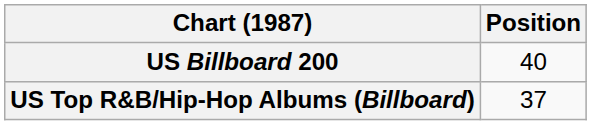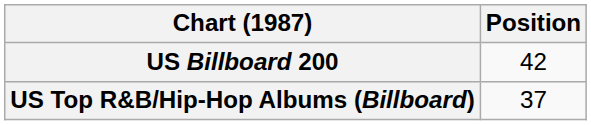(533, 61) 40 -> (533, 61) 42
